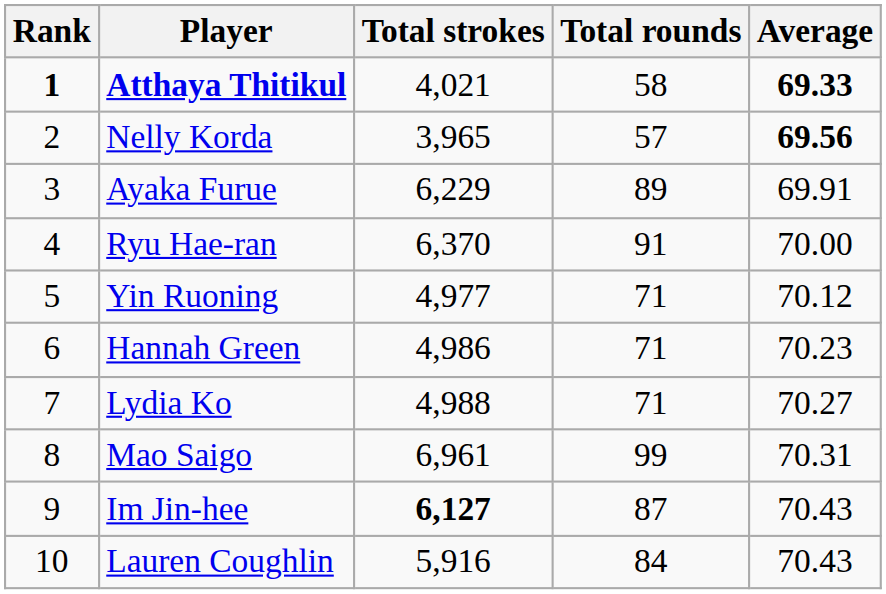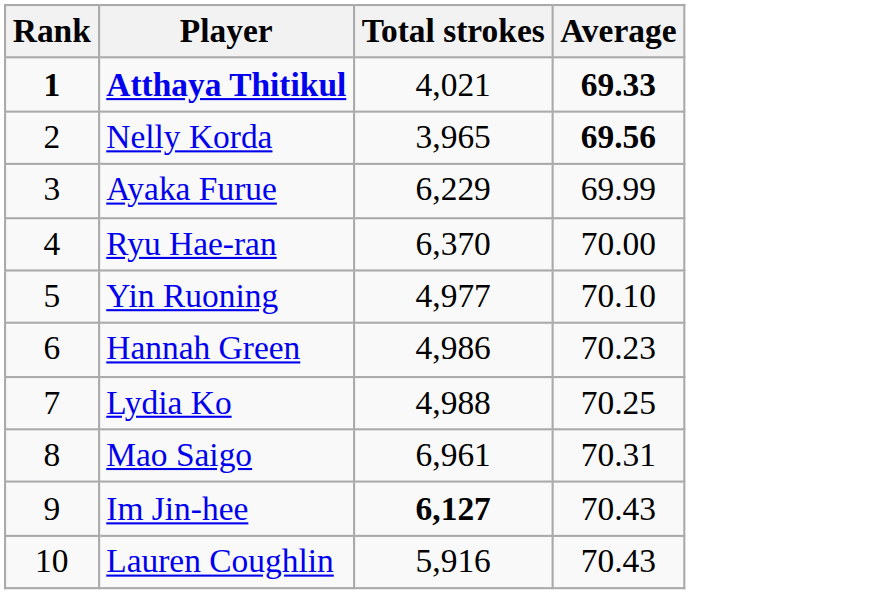- column: (651, 31)
(815, 190) 69.91 -> (618, 190) 69.99
(815, 296) 70.12 -> (618, 296) 70.10
(815, 402) 70.27 -> (618, 402) 70.25
